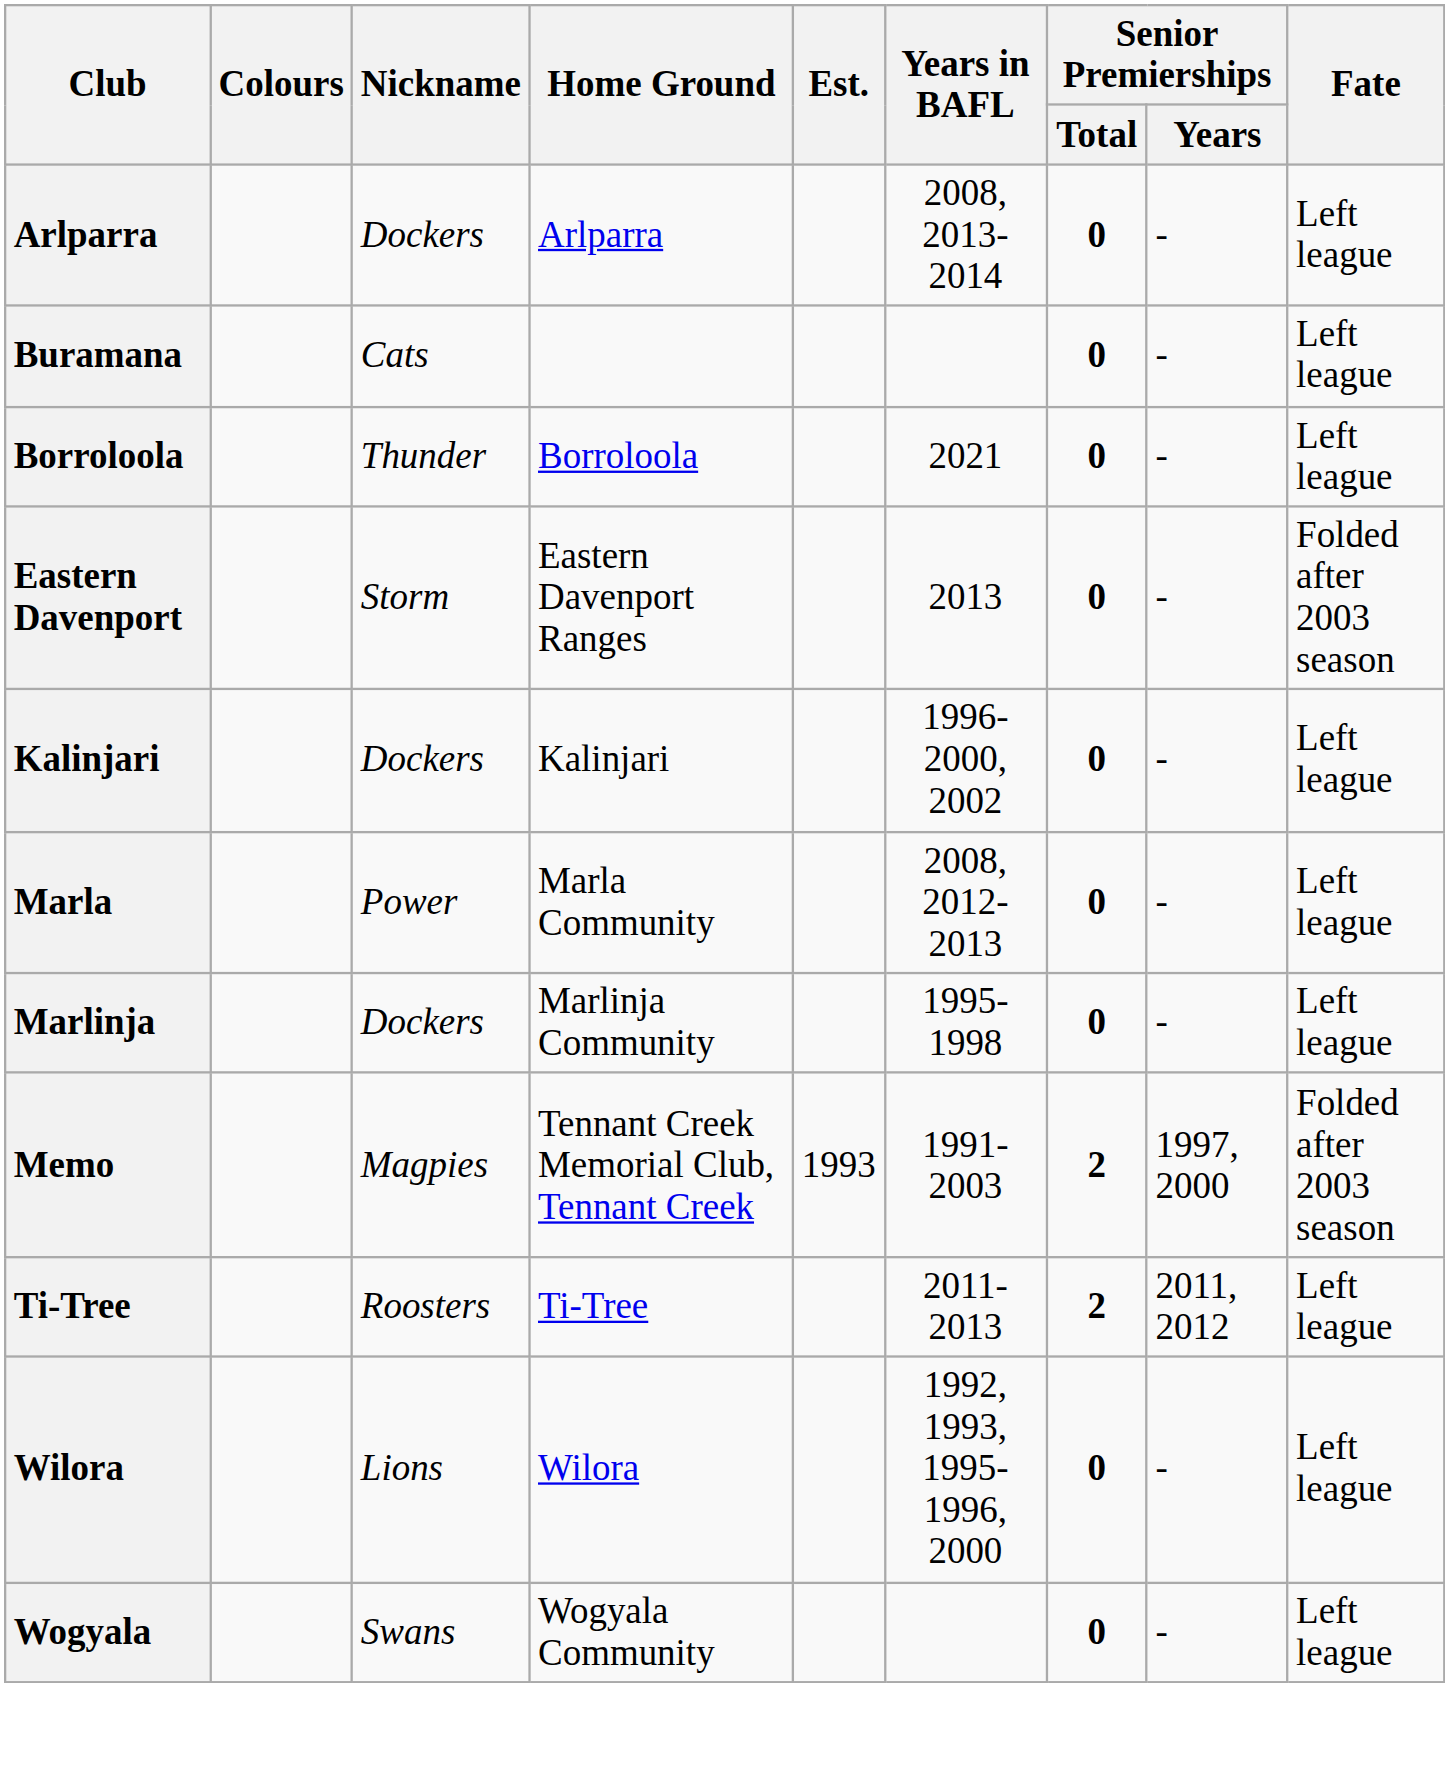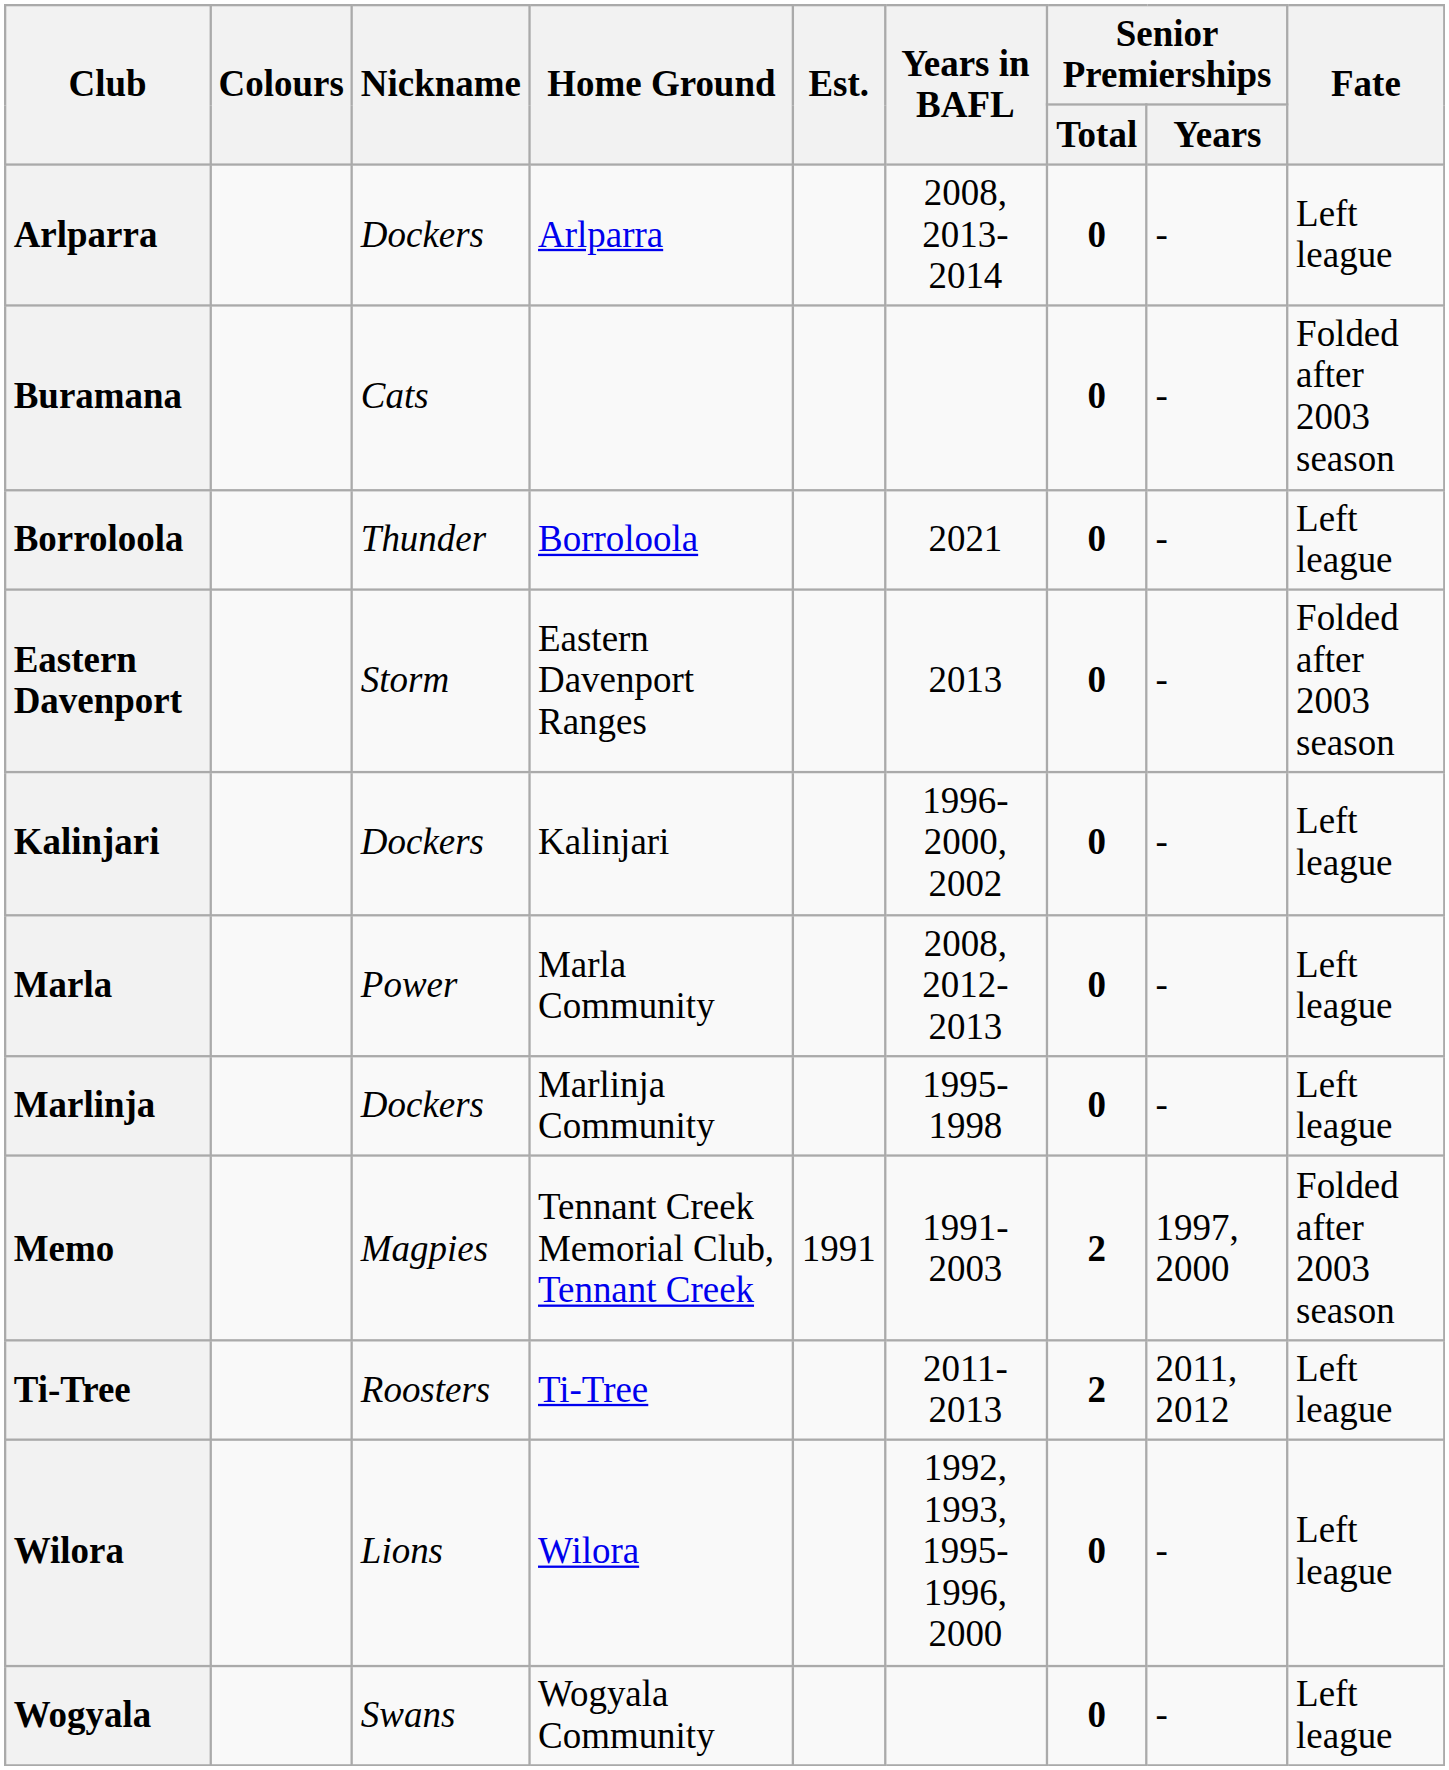(1344, 355) Left league -> (1347, 396) Folded after 2003 season
(839, 1164) 1993 -> (839, 1247) 1991
